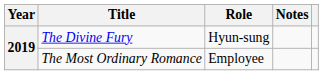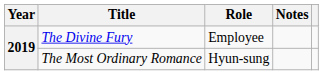(239, 37) Hyun-sung -> (236, 37) Employee
(236, 59) Employee -> (239, 59) Hyun-sung
